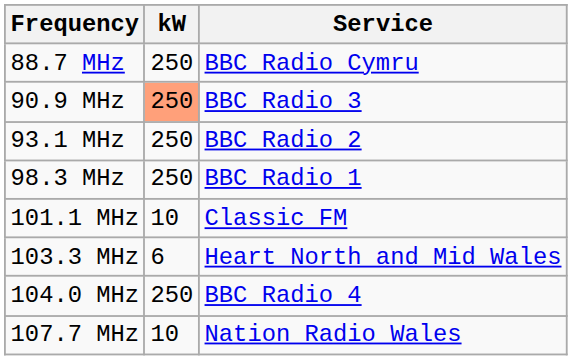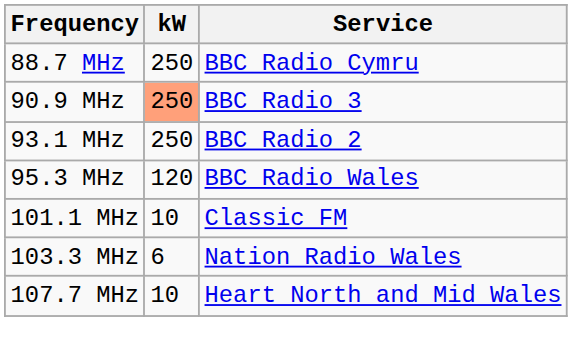+ row: (68, 179)
- row: (68, 179)
(383, 257) Heart North and Mid Wales -> (333, 257) Nation Radio Wales
- row: (75, 296)
(333, 334) Nation Radio Wales -> (383, 296) Heart North and Mid Wales
